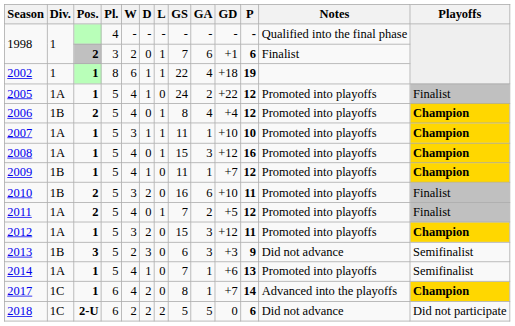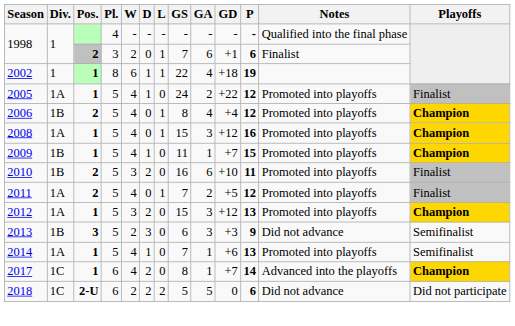- row: (20, 133)
(250, 172) 12 -> (250, 152) 15
(250, 232) 11 -> (250, 212) 13
